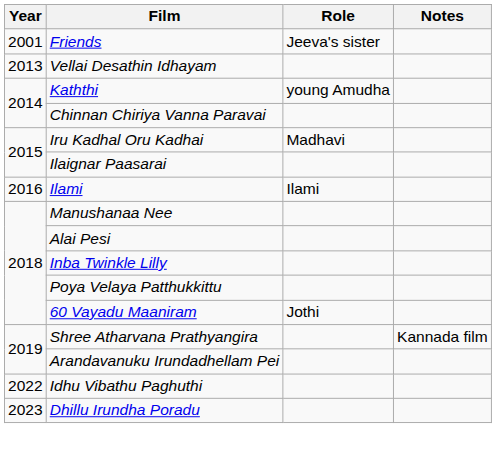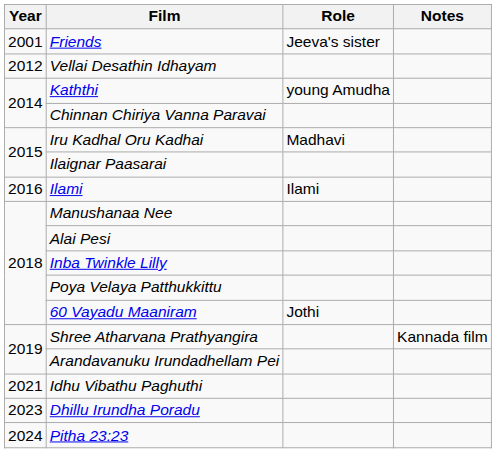(25, 66) 2013 -> (25, 66) 2012
(25, 386) 2022 -> (25, 386) 2021
+ row: (89, 435)
